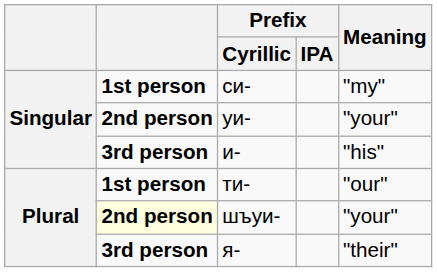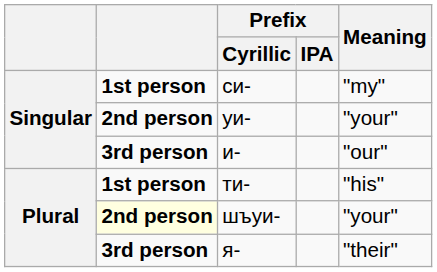(364, 151) "his" -> (365, 151) "our"
(365, 184) "our" -> (364, 184) "his"
